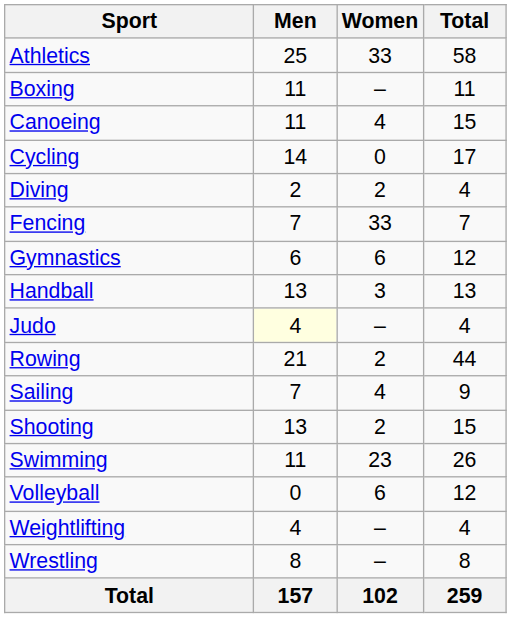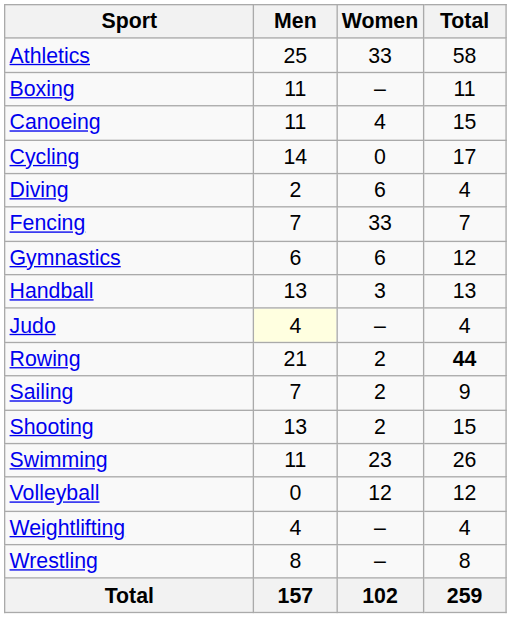(380, 190) 2 -> (380, 190) 6
(465, 358) normal -> (465, 358) bold
(380, 392) 4 -> (380, 392) 2
(380, 493) 6 -> (380, 493) 12
